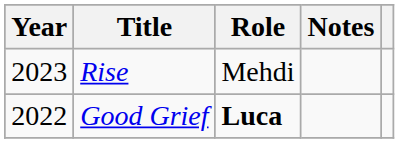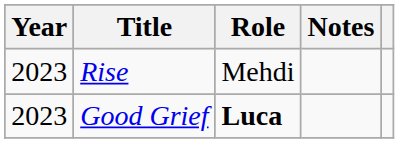(39, 115) 2022 -> (39, 115) 2023
